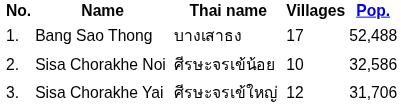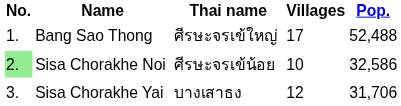(208, 36) บางเสาธง -> (228, 36) ศีรษะจรเข้ใหญ่
(12, 64) no background -> (12, 64) lightgreen background
(228, 93) ศีรษะจรเข้ใหญ่ -> (208, 93) บางเสาธง
